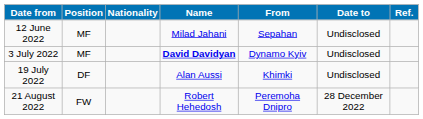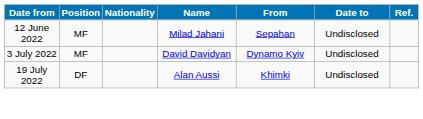(199, 54) bold -> (197, 54) normal
- row: (33, 102)
